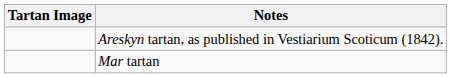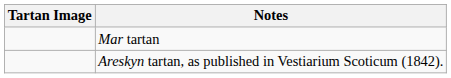rows swapped: (271, 38) <-> (129, 61)
